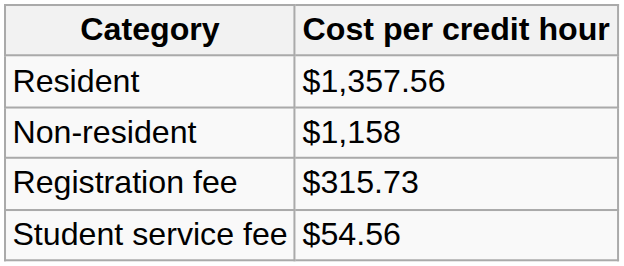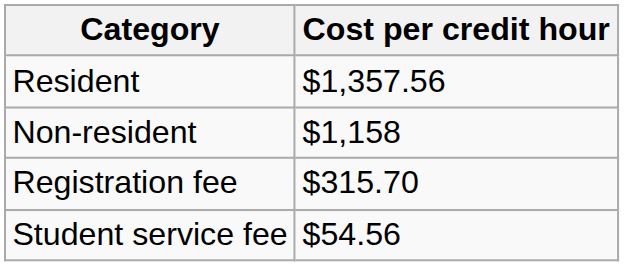(361, 183) $315.73 -> (361, 183) $315.70
